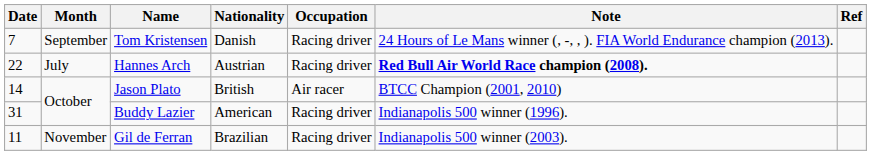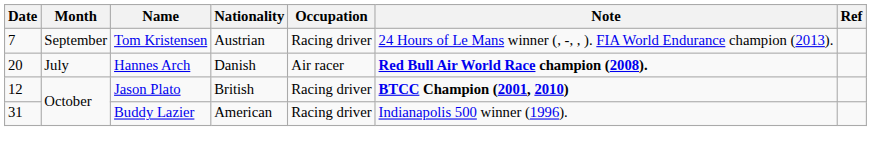(235, 40) Danish -> (239, 40) Austrian
(15, 64) 22 -> (15, 64) 20
(239, 64) Austrian -> (235, 64) Danish
(331, 64) Racing driver -> (318, 64) Air racer
(15, 88) 14 -> (15, 88) 12
(318, 88) Air racer -> (331, 88) Racing driver
(470, 88) normal -> (474, 88) bold
- row: (153, 137)
